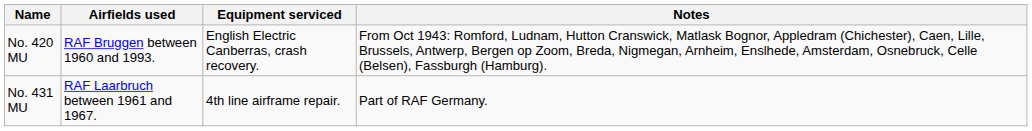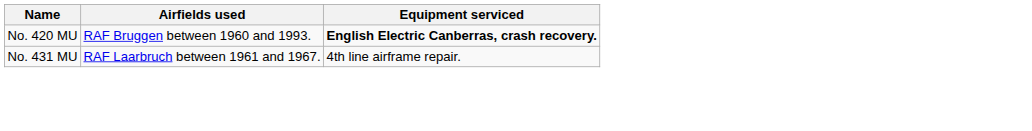- column: (691, 14)
(256, 50) normal -> (462, 35) bold
